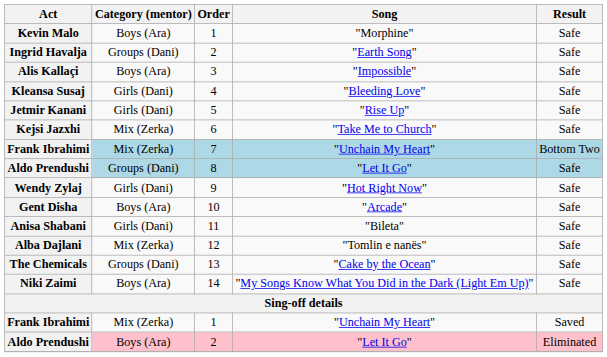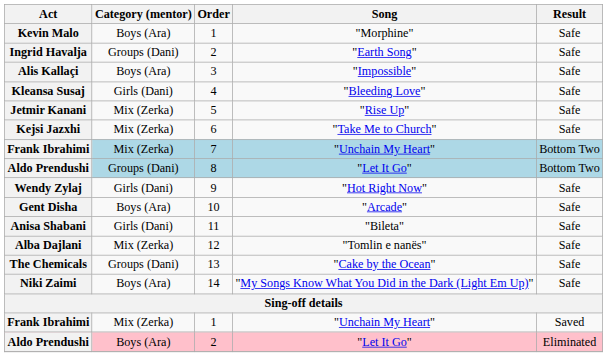(143, 110) Girls (Dani) -> (143, 110) Mix (Zerka)
(570, 168) Safe -> (570, 168) Bottom Two
